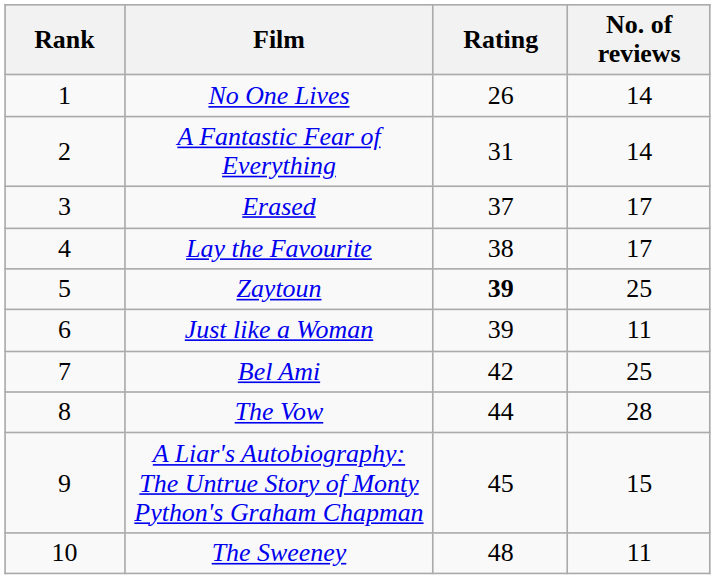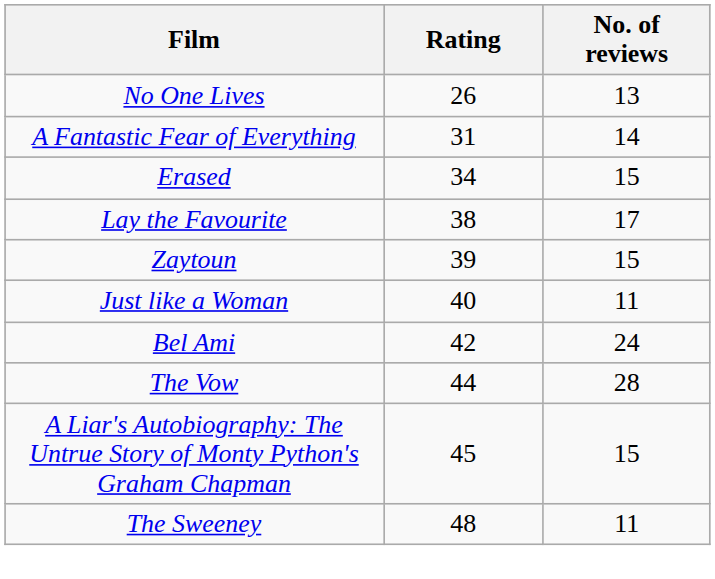- column: (64, 39)
(639, 95) 14 -> (627, 95) 13
(501, 206) 37 -> (463, 177) 34
(639, 206) 17 -> (627, 177) 15
(501, 288) bold -> (463, 259) normal
(639, 288) 25 -> (627, 259) 15
(501, 330) 39 -> (463, 300) 40
(639, 371) 25 -> (627, 341) 24
